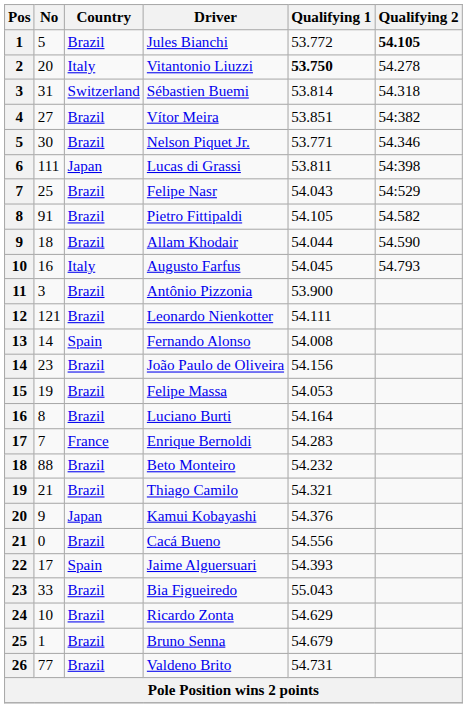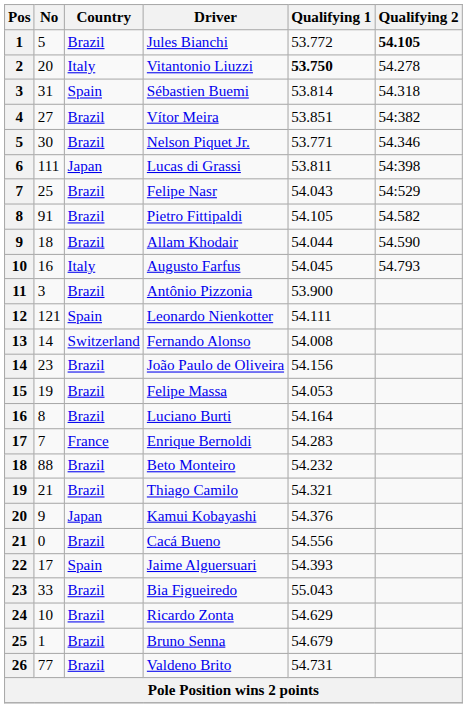(104, 92) Switzerland -> (85, 92) Spain
(86, 316) Brazil -> (85, 316) Spain
(85, 341) Spain -> (104, 341) Switzerland
